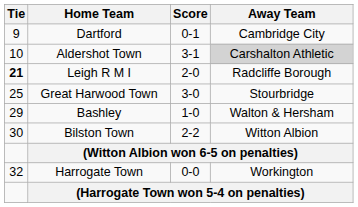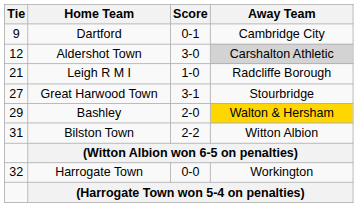(16, 53) 10 -> (16, 53) 12
(190, 53) 3-1 -> (190, 53) 3-0
(16, 73) bold -> (16, 73) normal
(190, 73) 2-0 -> (190, 73) 1-0
(16, 93) 25 -> (16, 93) 27
(190, 93) 3-0 -> (190, 93) 3-1
(190, 113) 1-0 -> (190, 113) 2-0
(282, 113) no background -> (282, 113) gold background
(16, 133) 30 -> (16, 133) 31
